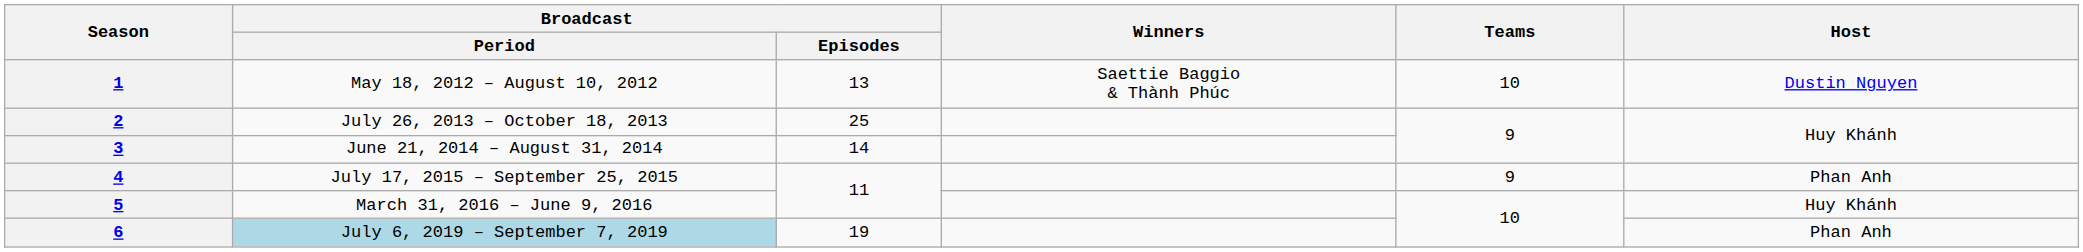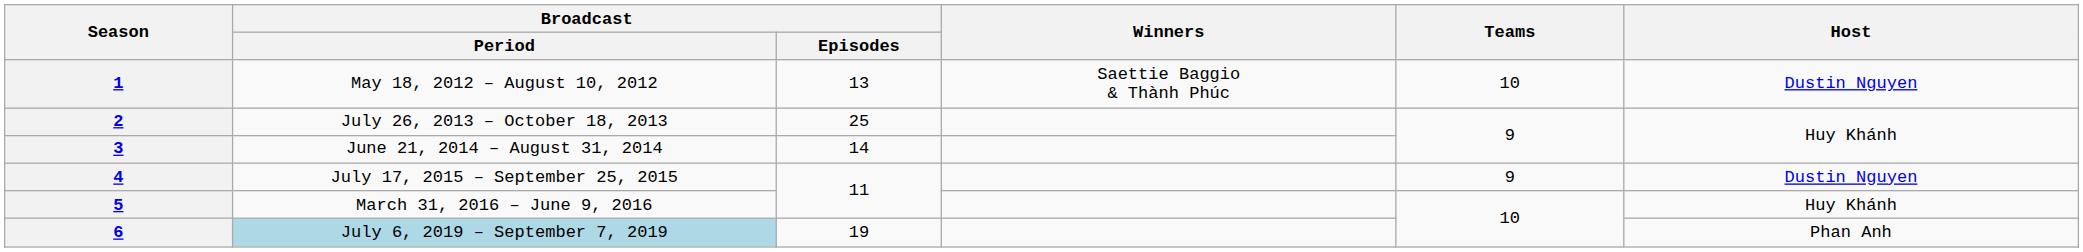(1851, 177) Phan Anh -> (1851, 177) Dustin Nguyen
